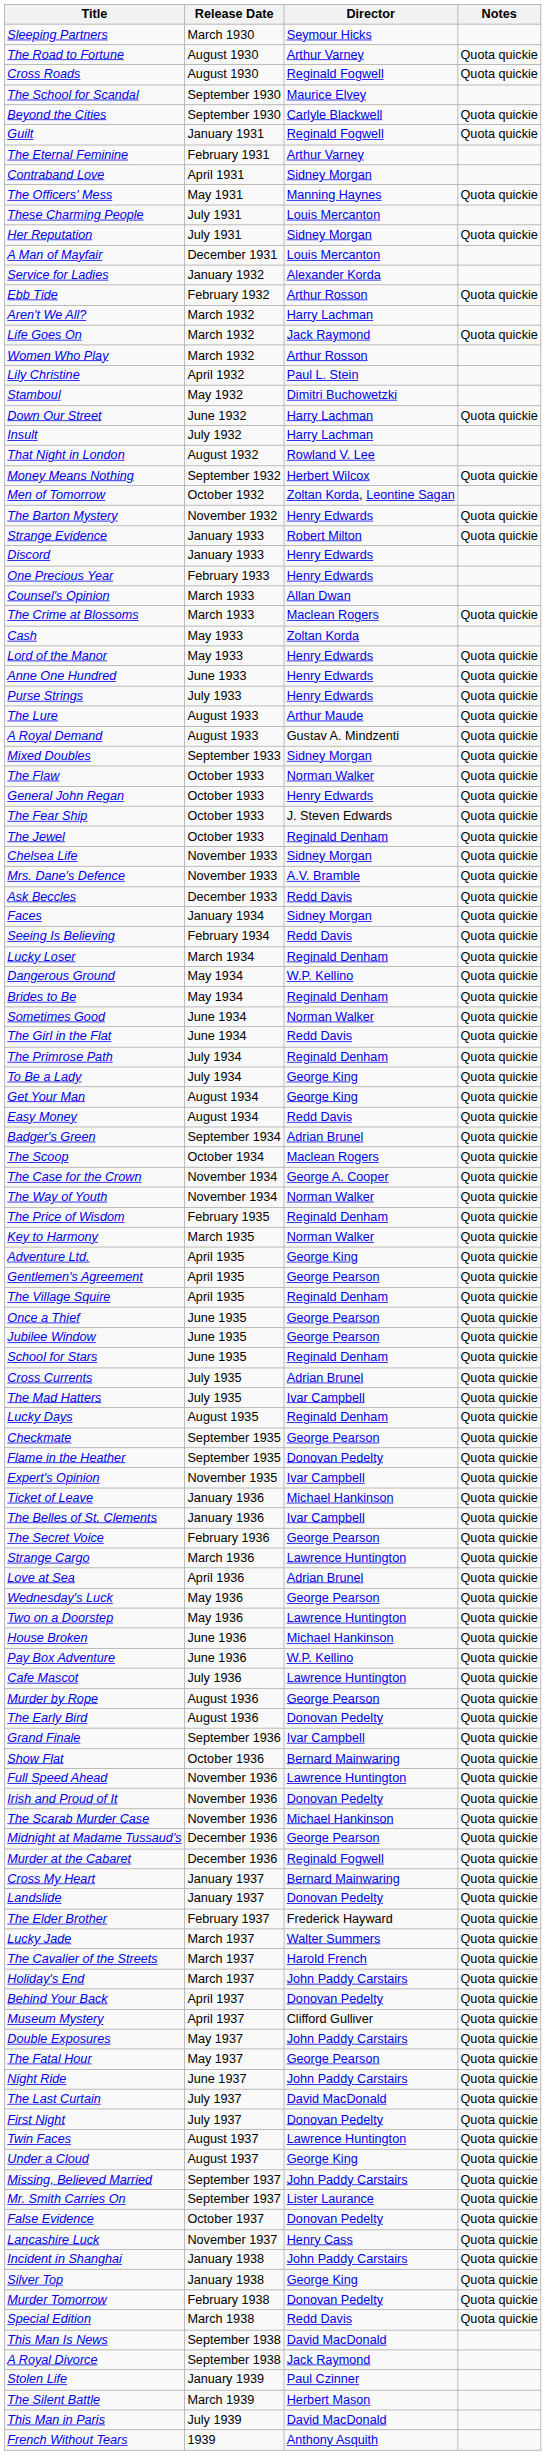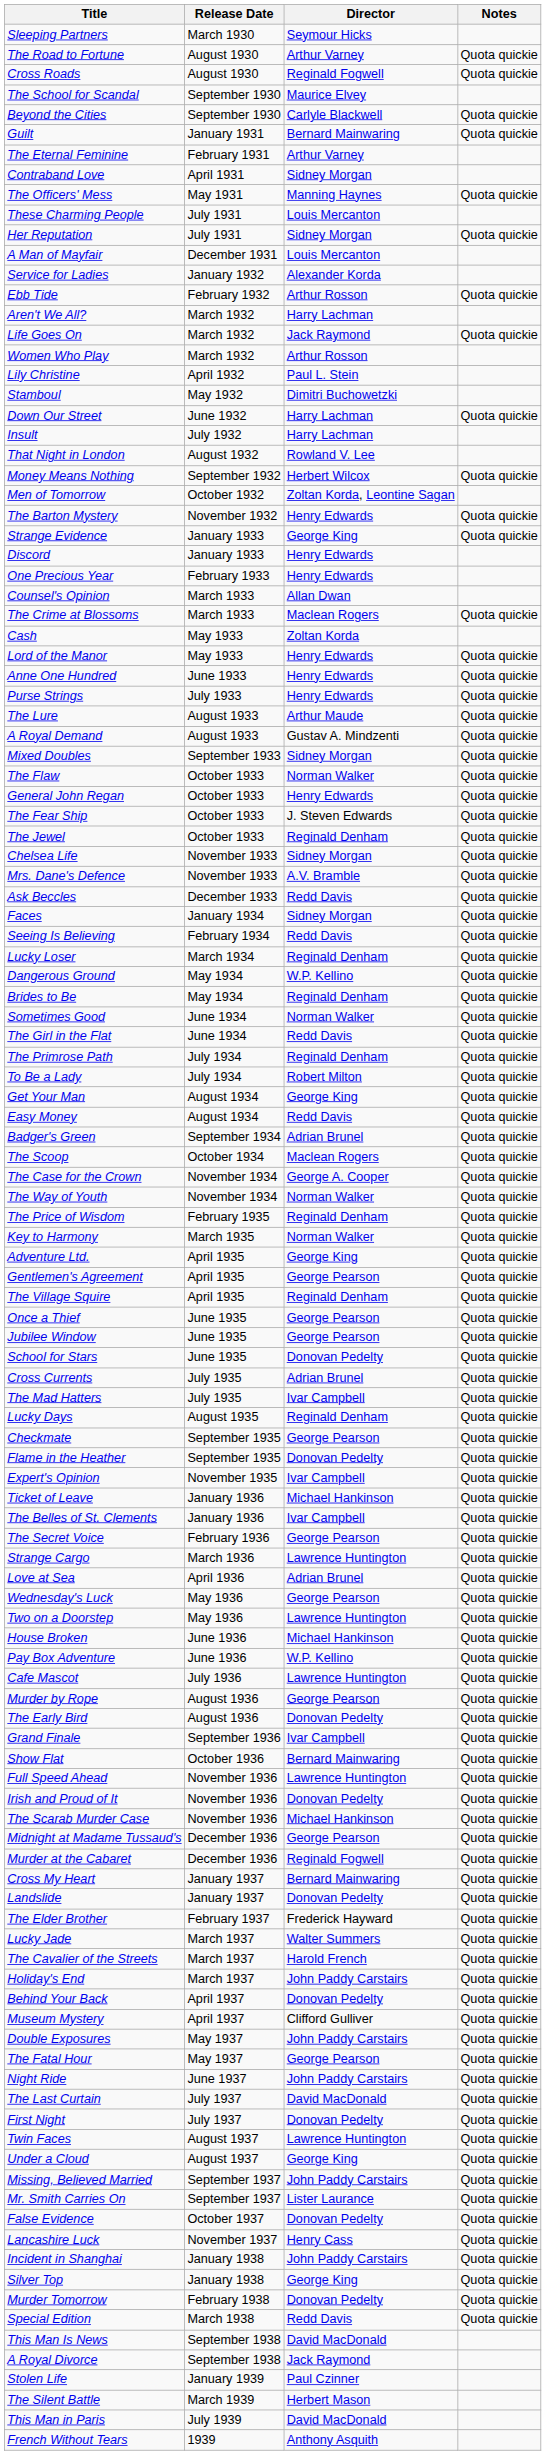(335, 134) Reginald Fogwell -> (343, 134) Bernard Mainwaring
(324, 535) Robert Milton -> (322, 535) George King
(322, 1076) George King -> (324, 1076) Robert Milton
(337, 1357) Reginald Denham -> (335, 1357) Donovan Pedelty
